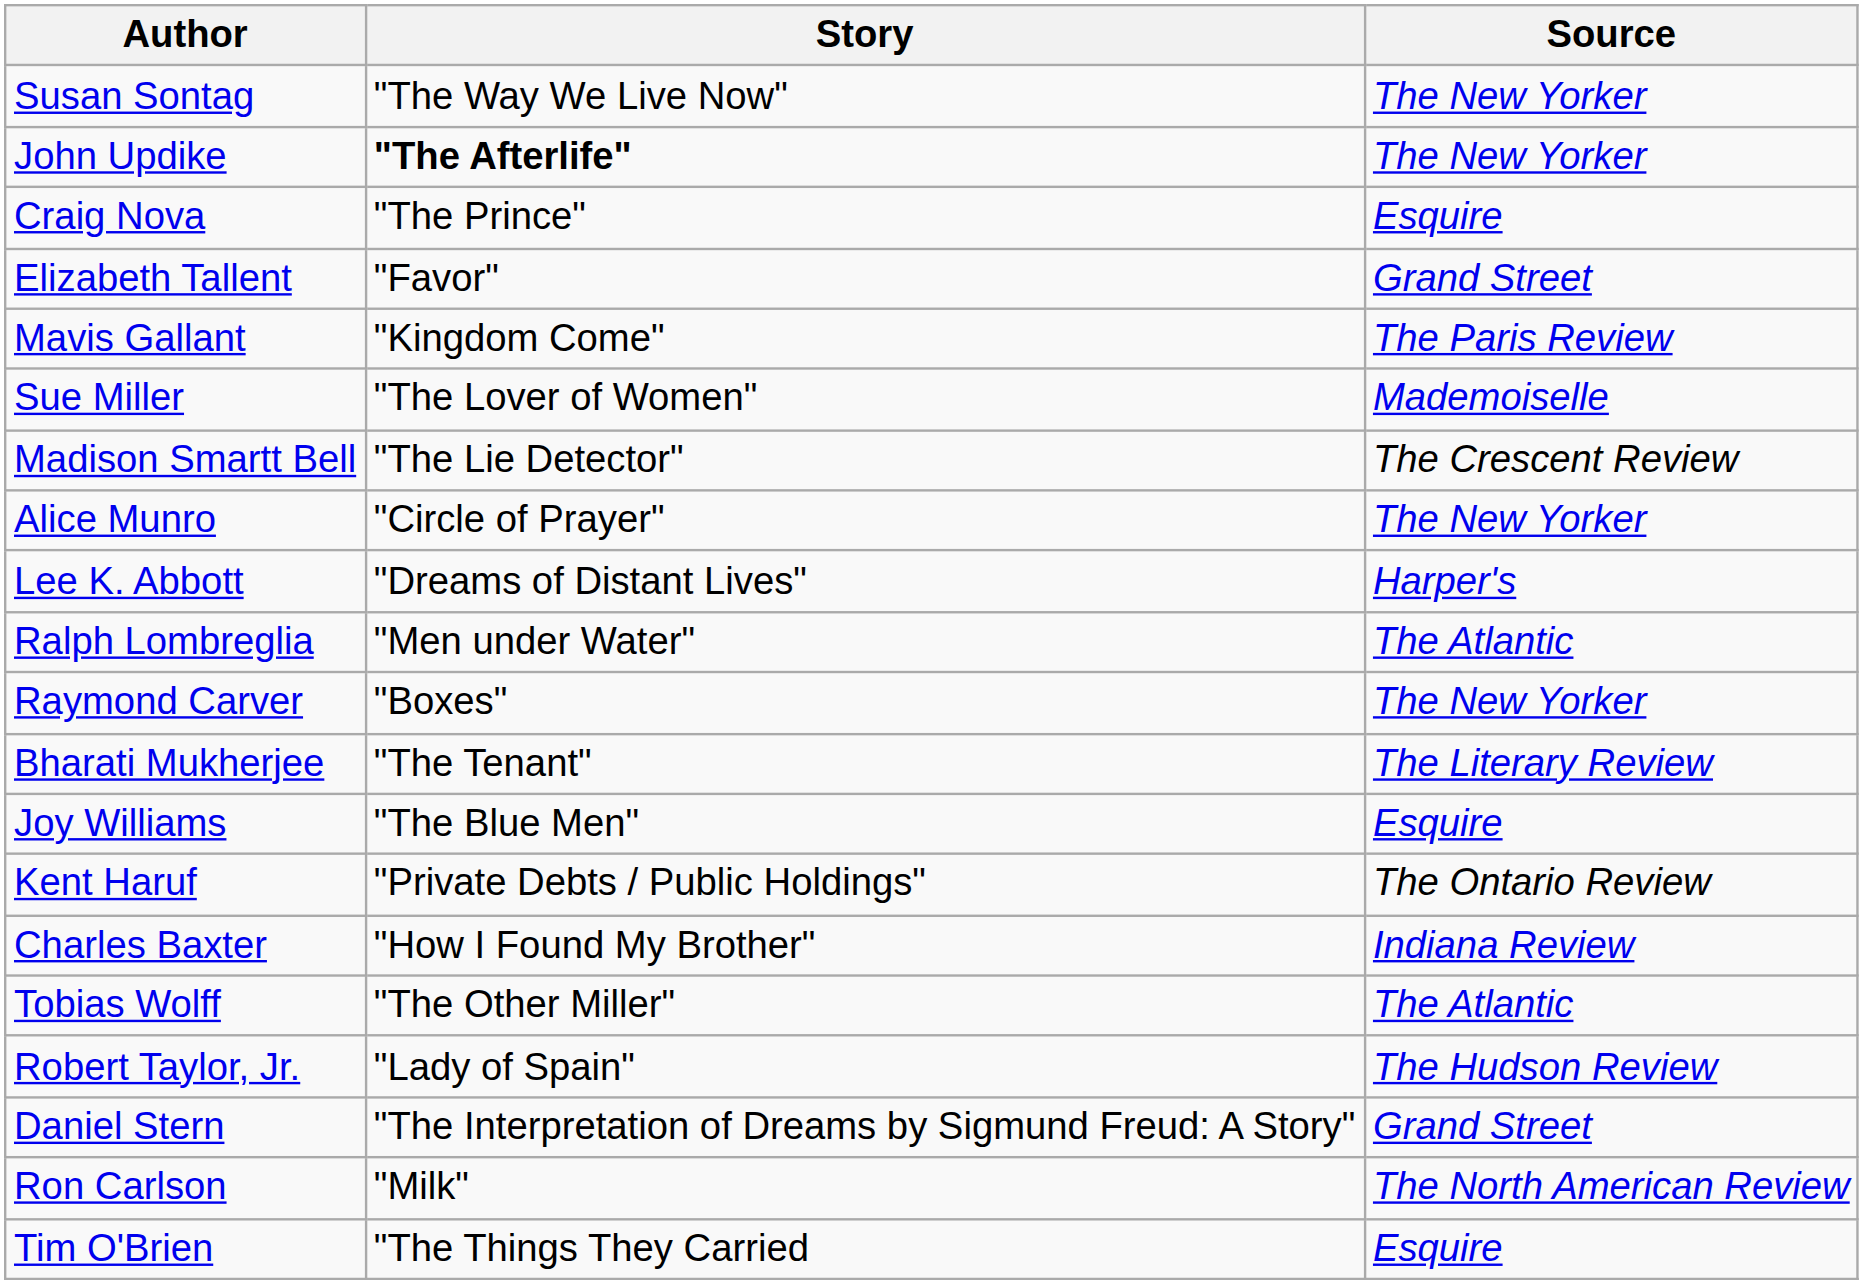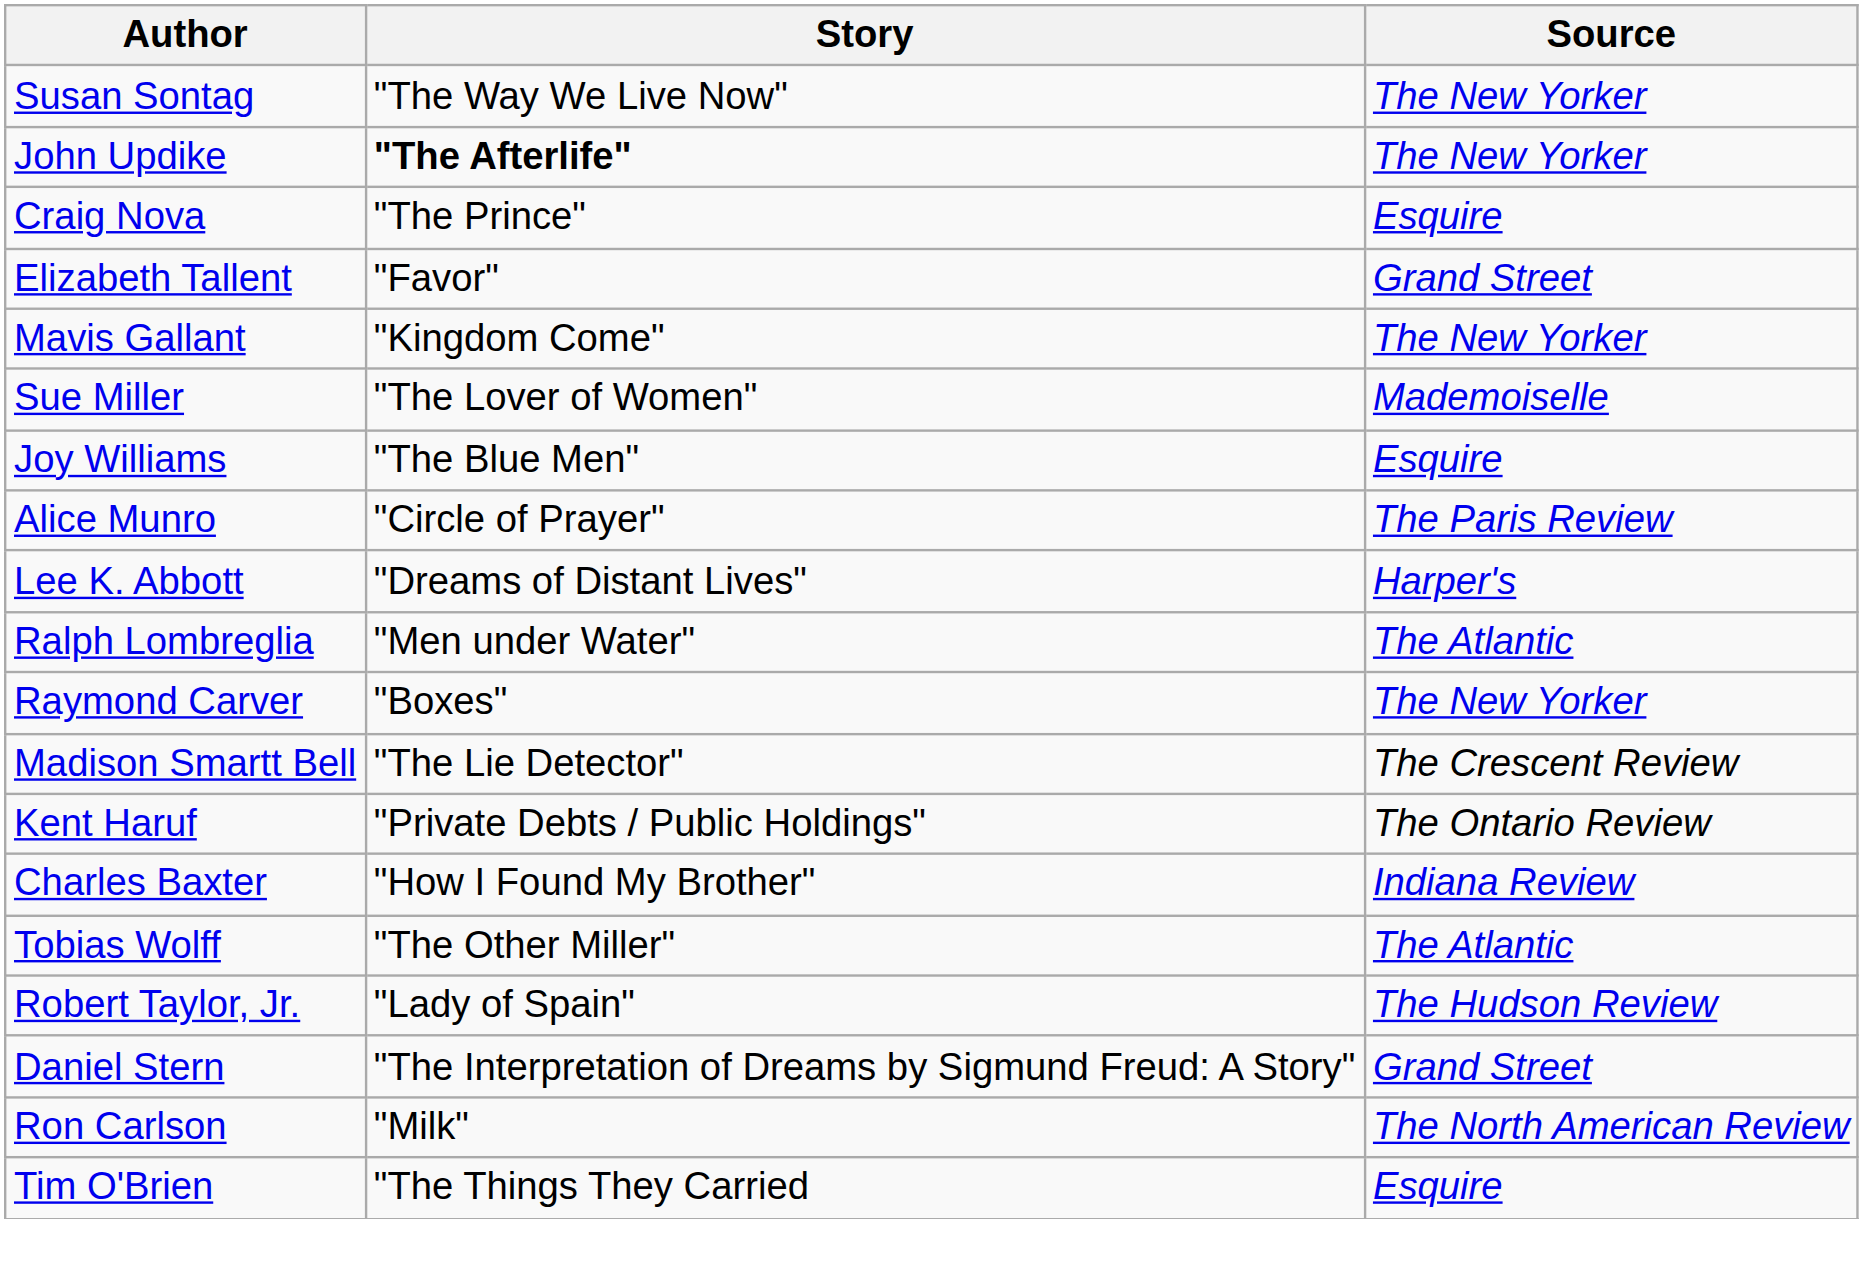(1523, 338) The Paris Review -> (1510, 338) The New Yorker
rows swapped: (185, 459) <-> (120, 823)
(1510, 519) The New Yorker -> (1523, 519) The Paris Review
- row: (169, 762)
